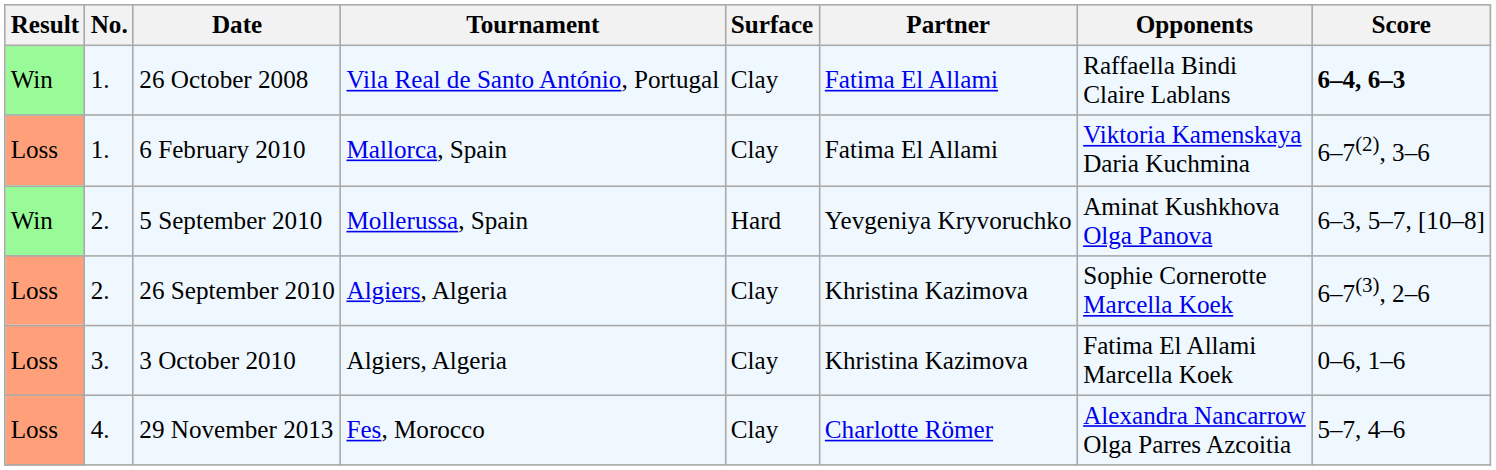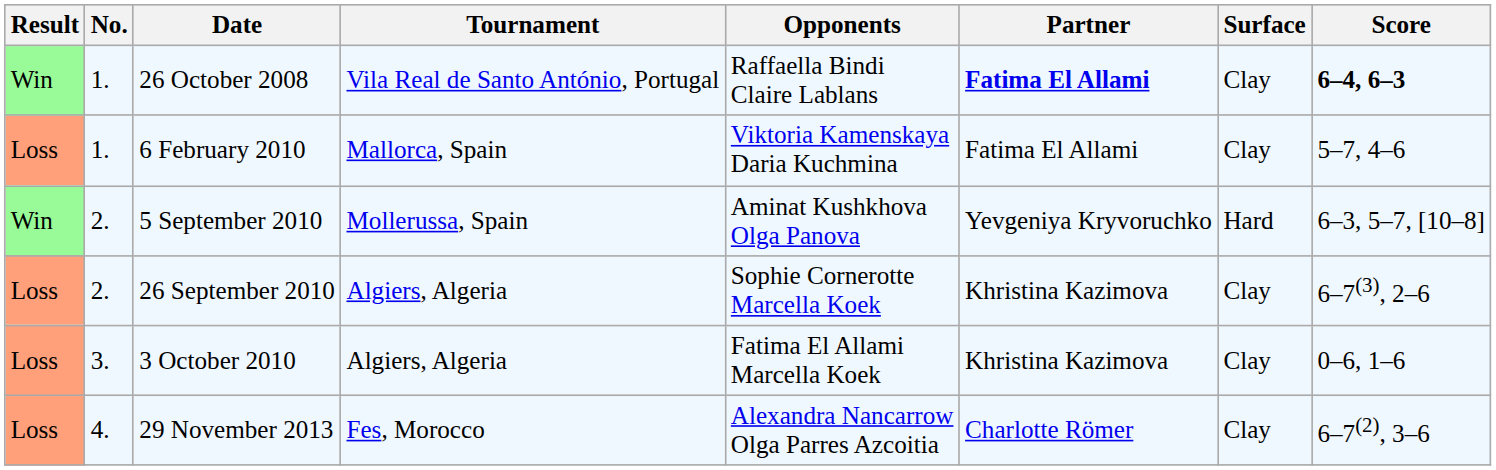columns swapped: (772, 24) <-> (1194, 24)
(911, 79) normal -> (1057, 79) bold
(1374, 149) 6–7(2), 3–6 -> (1361, 149) 5–7, 4–6
(1361, 429) 5–7, 4–6 -> (1374, 429) 6–7(2), 3–6
